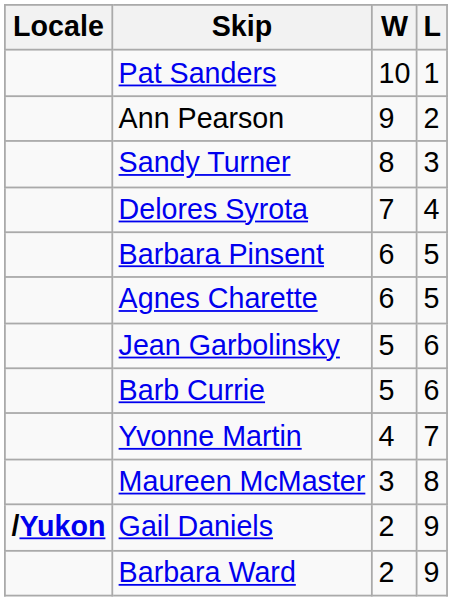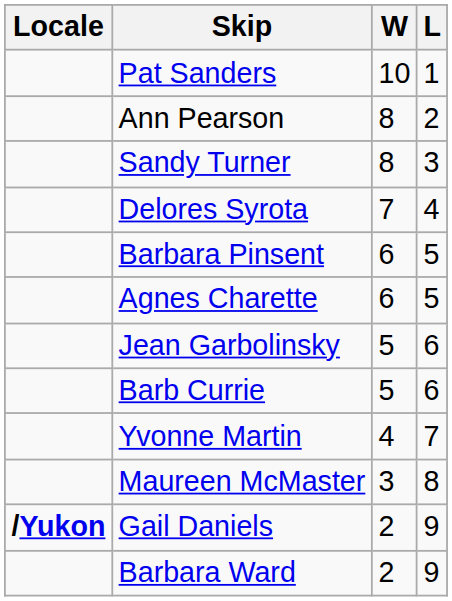(387, 118) 9 -> (387, 118) 8
